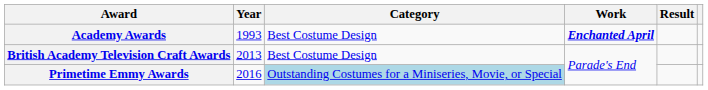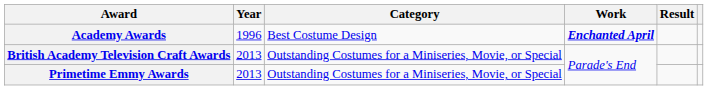(249, 34) 1993 -> (249, 34) 1996
(322, 54) Best Costume Design -> (415, 54) Outstanding Costumes for a Miniseries, Movie, or Special
(249, 74) 2016 -> (249, 74) 2013
(415, 74) lightblue background -> (415, 74) no background
